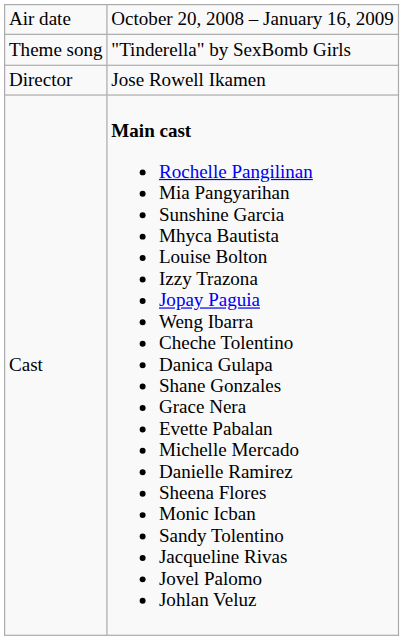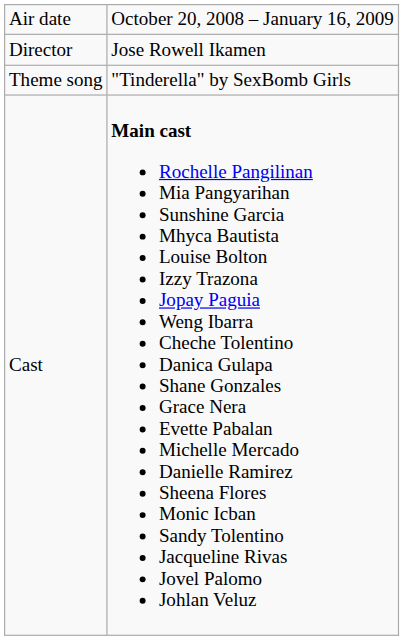rows swapped: (56, 49) <-> (41, 79)
